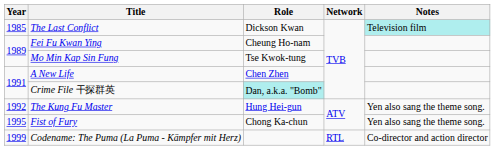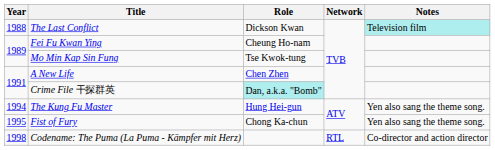(16, 27) 1985 -> (16, 27) 1988
(16, 106) 1992 -> (16, 106) 1994
(16, 137) 1999 -> (16, 137) 1998
